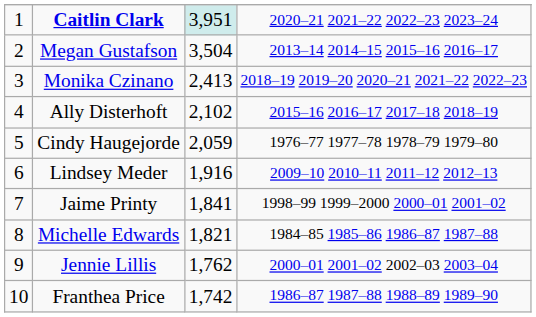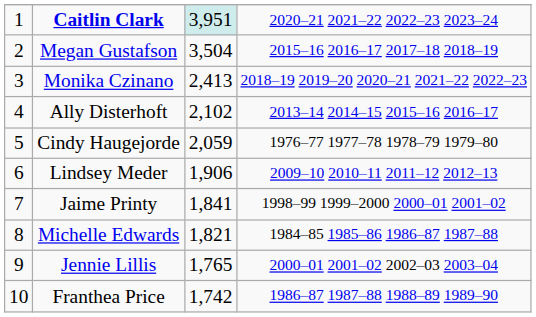(384, 50) 2013–14 2014–15 2015–16 2016–17 -> (384, 50) 2015–16 2016–17 2017–18 2018–19
(384, 111) 2015–16 2016–17 2017–18 2018–19 -> (384, 111) 2013–14 2014–15 2015–16 2016–17
(211, 173) 1,916 -> (211, 173) 1,906
(211, 265) 1,762 -> (211, 265) 1,765
